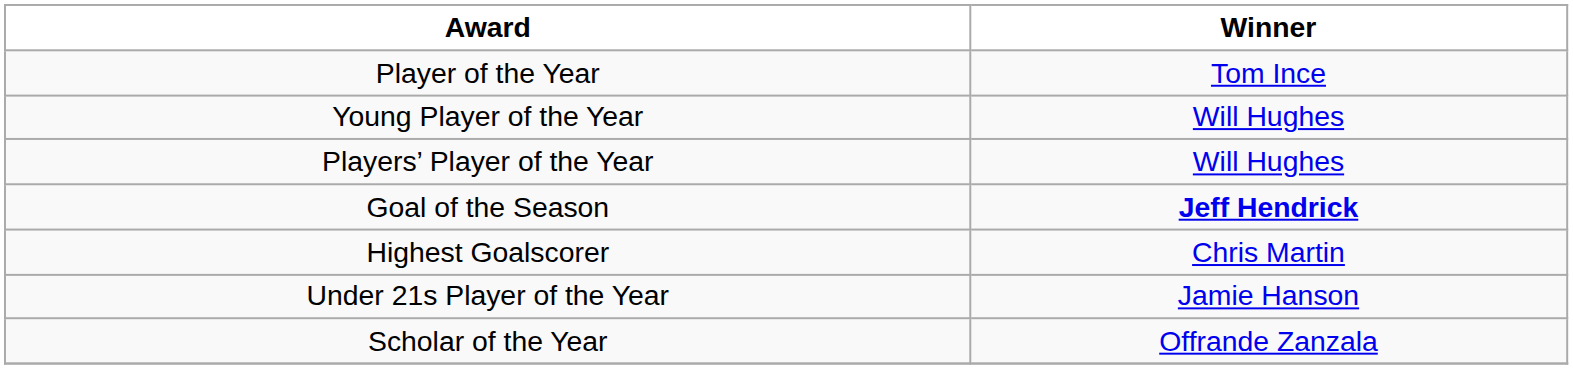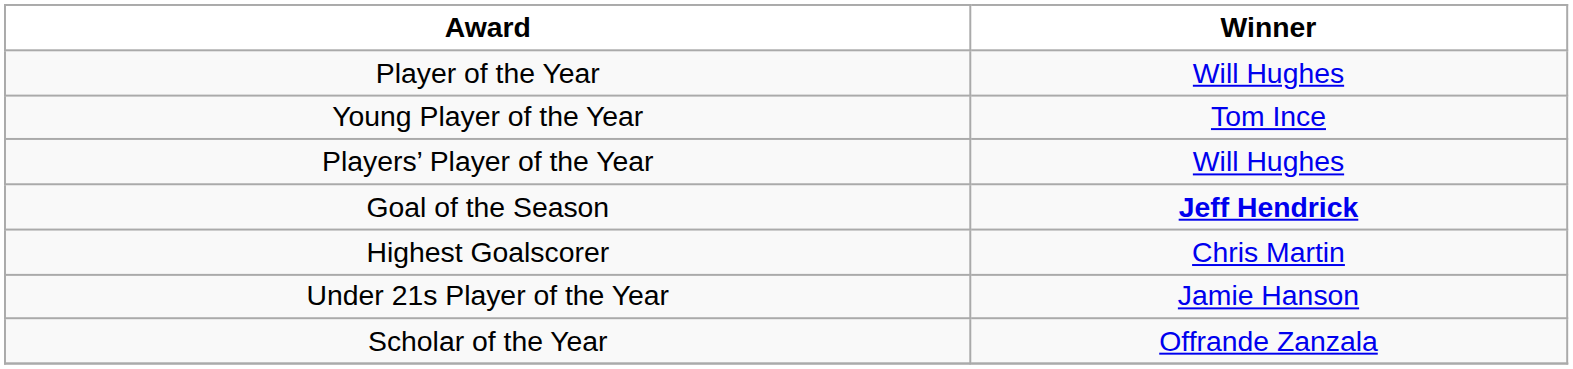(1268, 73) Tom Ince -> (1268, 73) Will Hughes
(1268, 117) Will Hughes -> (1268, 117) Tom Ince
